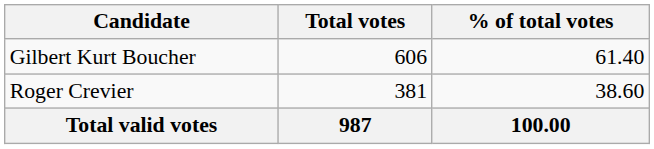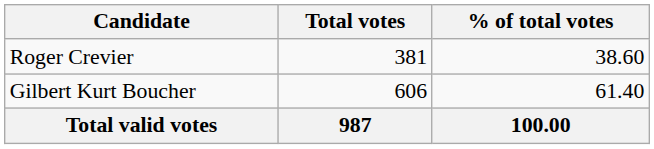rows swapped: (103, 56) <-> (72, 90)
